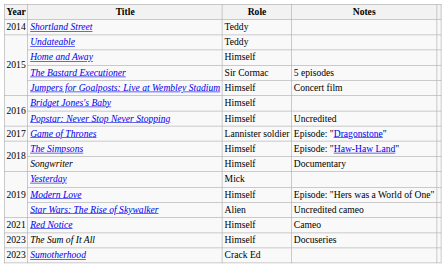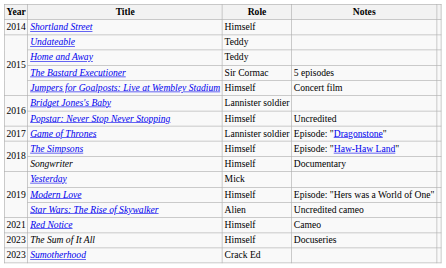(237, 27) Teddy -> (240, 27) Himself
(240, 57) Himself -> (237, 57) Teddy
(240, 103) Himself -> (257, 103) Lannister soldier
